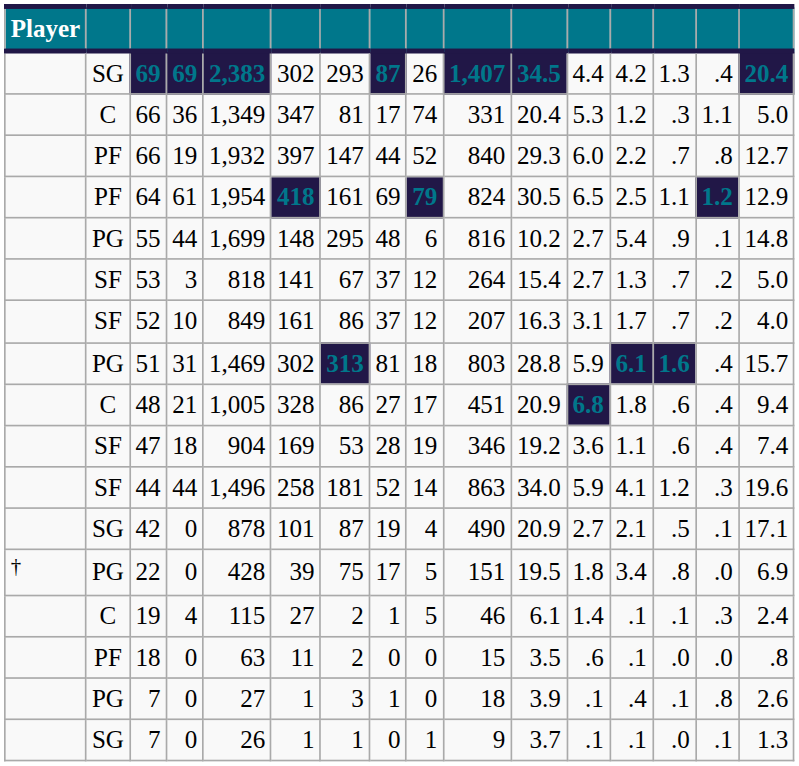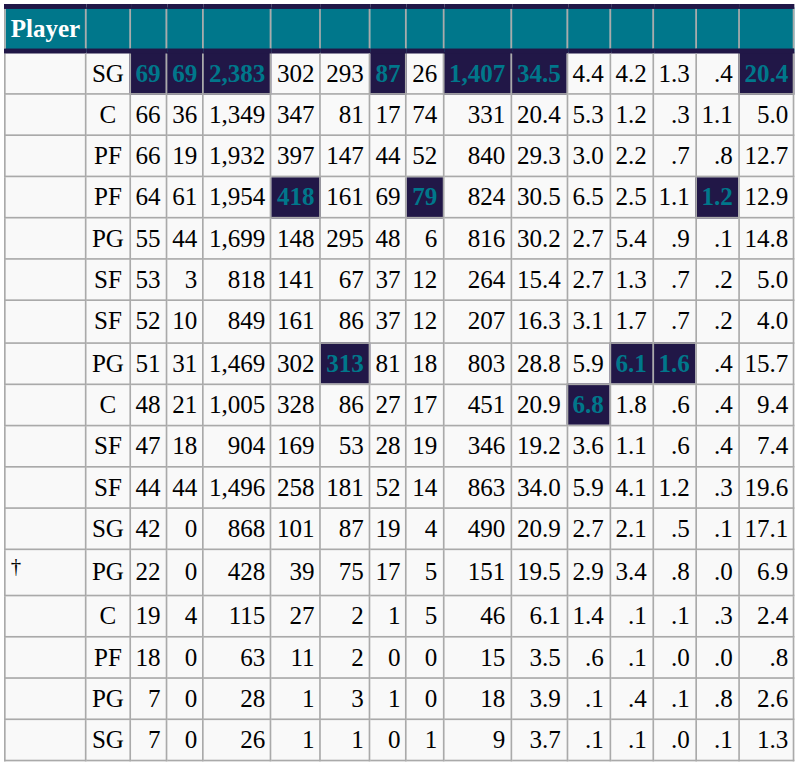(588, 156) 6.0 -> (588, 156) 3.0
(539, 238) 10.2 -> (539, 238) 30.2
(247, 528) 878 -> (247, 528) 868
(588, 572) 1.8 -> (588, 572) 2.9
(253, 698) 27 -> (253, 698) 28
